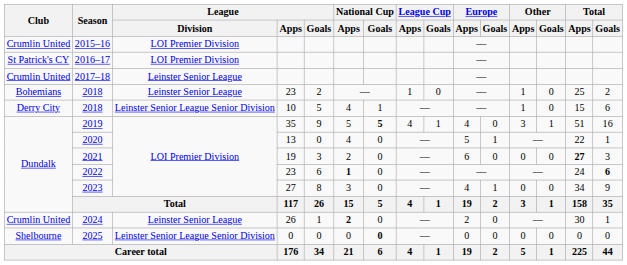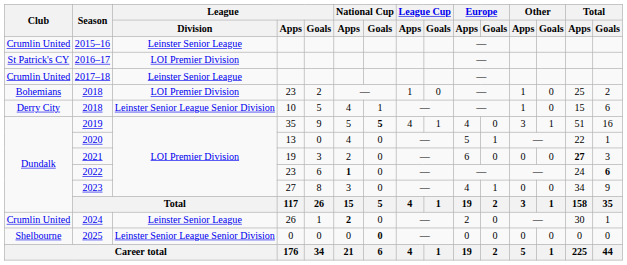(195, 44) LOI Premier Division -> (195, 44) Leinster Senior League
(195, 92) Leinster Senior League -> (195, 92) LOI Premier Division
